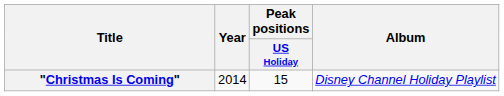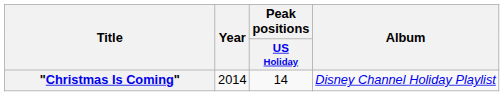(281, 80) 15 -> (281, 80) 14
